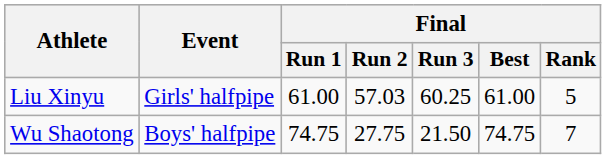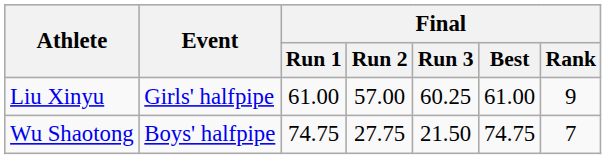(380, 96) 57.03 -> (380, 96) 57.00
(571, 96) 5 -> (571, 96) 9
